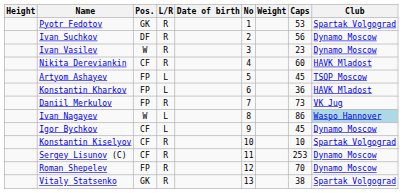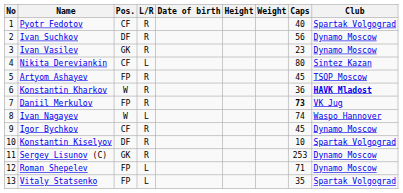columns swapped: (249, 11) <-> (21, 11)
(145, 24) GK -> (126, 24) CF
(300, 24) 53 -> (300, 24) 40
(145, 50) W -> (126, 50) GK
(166, 63) R -> (146, 63) L
(300, 63) 60 -> (300, 63) 80
(343, 63) HAVK Mladost -> (343, 63) Sintez Kazan
(166, 77) L -> (146, 77) R
(145, 90) FP -> (126, 90) W
(166, 90) L -> (146, 90) R
(343, 90) normal -> (343, 90) bold
(300, 103) normal -> (300, 103) bold
(300, 116) 86 -> (300, 116) 74
(348, 116) lightblue background -> (348, 116) no background
(166, 129) L -> (146, 129) R
(145, 142) CF -> (126, 142) DF
(145, 155) CF -> (126, 155) GK
(166, 169) R -> (146, 169) L
(300, 169) 70 -> (300, 169) 71
(145, 182) GK -> (126, 182) FP
(166, 182) R -> (146, 182) L
(300, 182) 38 -> (300, 182) 35
